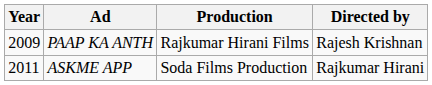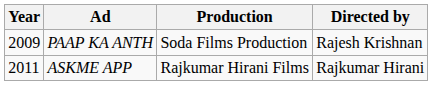(235, 42) Rajkumar Hirani Films -> (234, 42) Soda Films Production
(234, 67) Soda Films Production -> (235, 67) Rajkumar Hirani Films
